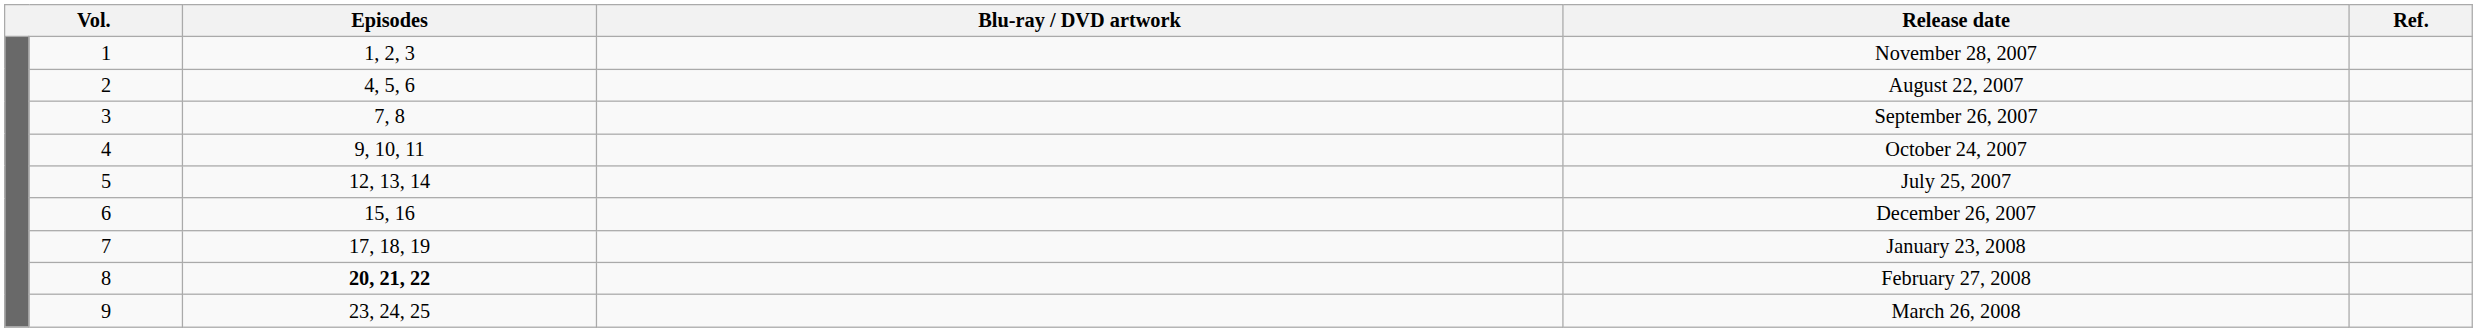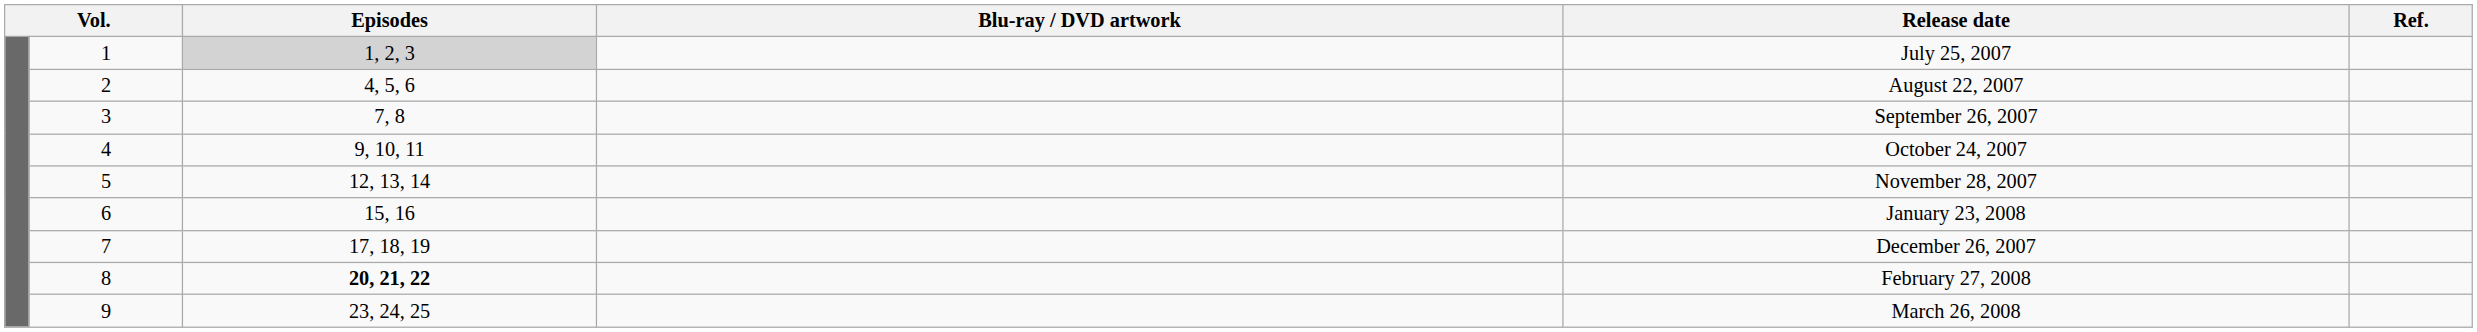(390, 52) no background -> (390, 52) lightgrey background
(1956, 52) November 28, 2007 -> (1956, 52) July 25, 2007
(1956, 181) July 25, 2007 -> (1956, 181) November 28, 2007
(1956, 213) December 26, 2007 -> (1956, 213) January 23, 2008
(1956, 246) January 23, 2008 -> (1956, 246) December 26, 2007
